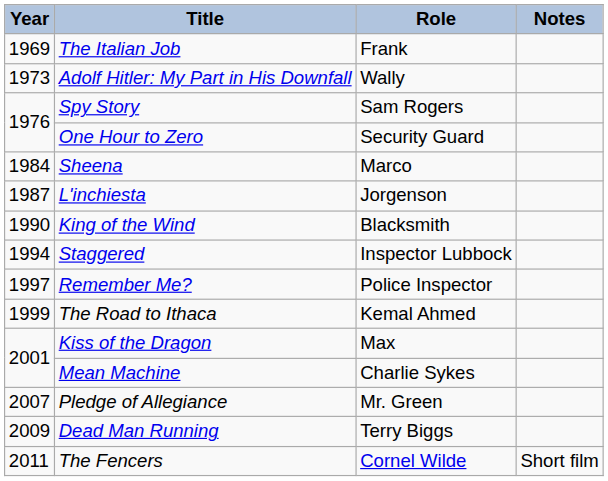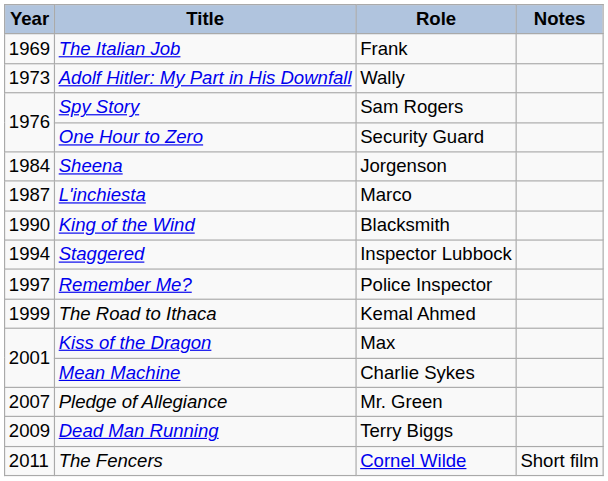(386, 166) Marco -> (404, 166) Jorgenson
(404, 195) Jorgenson -> (386, 195) Marco
